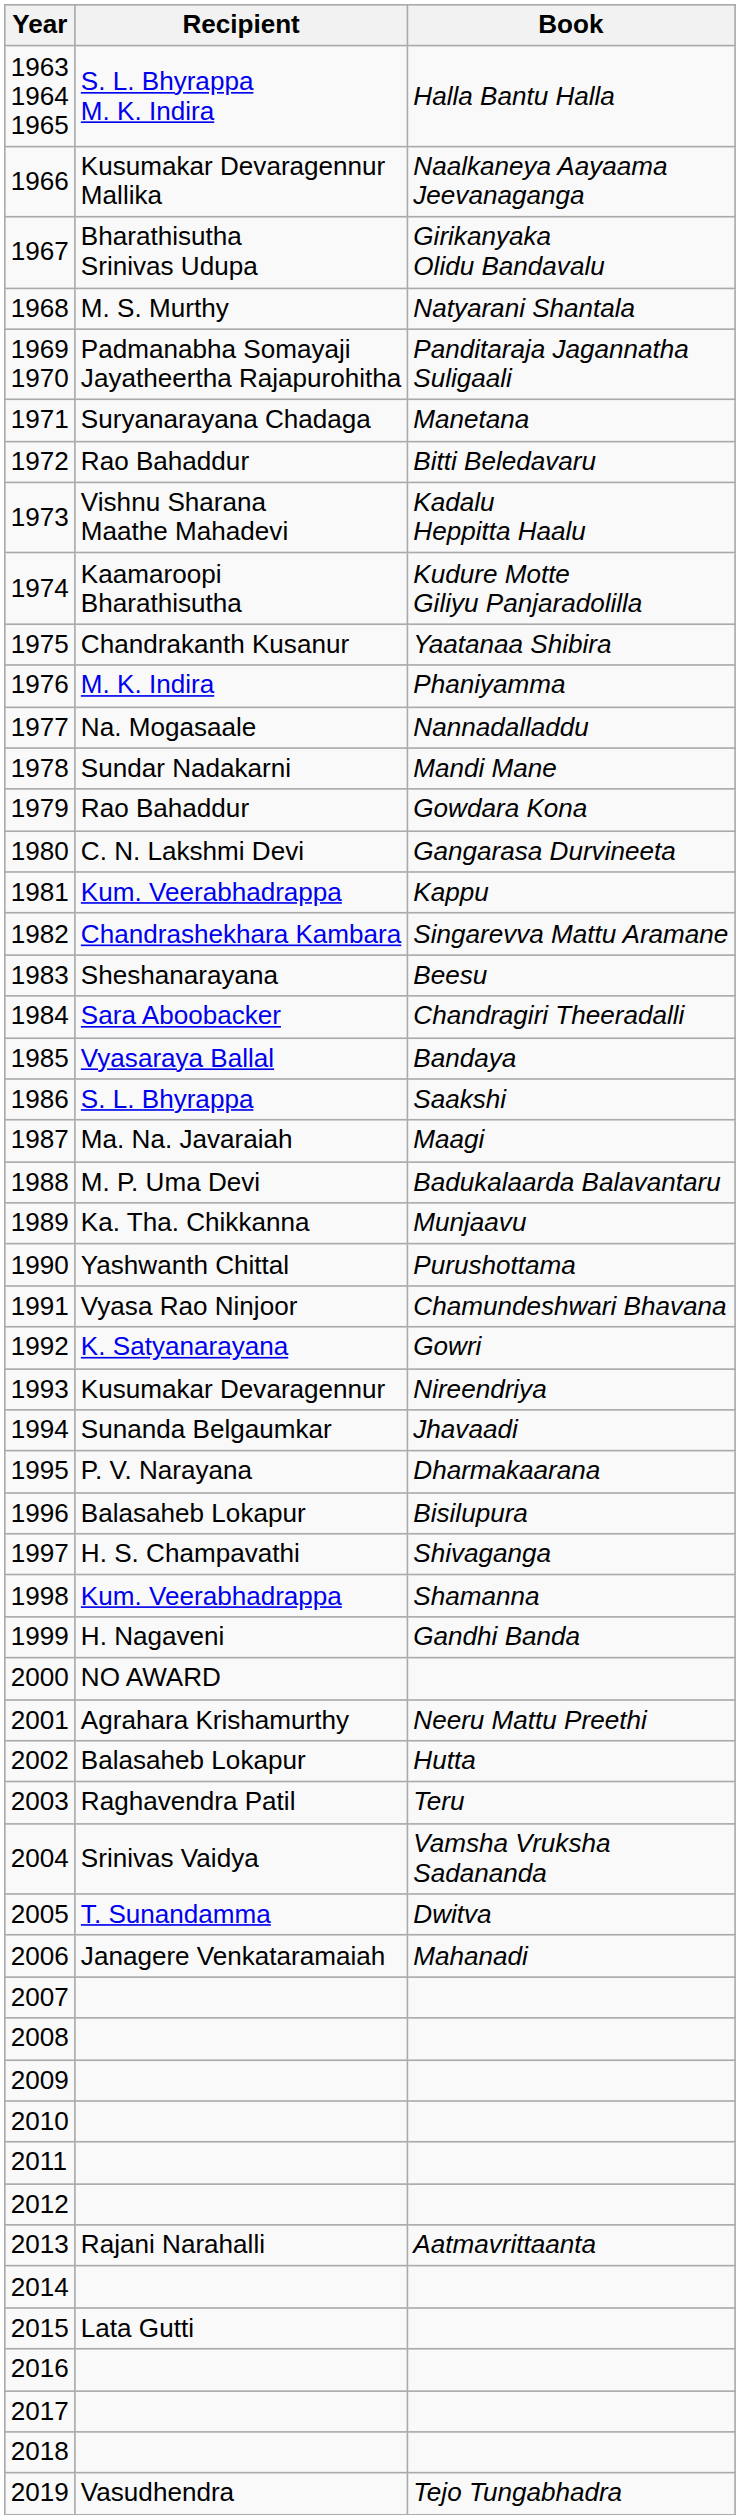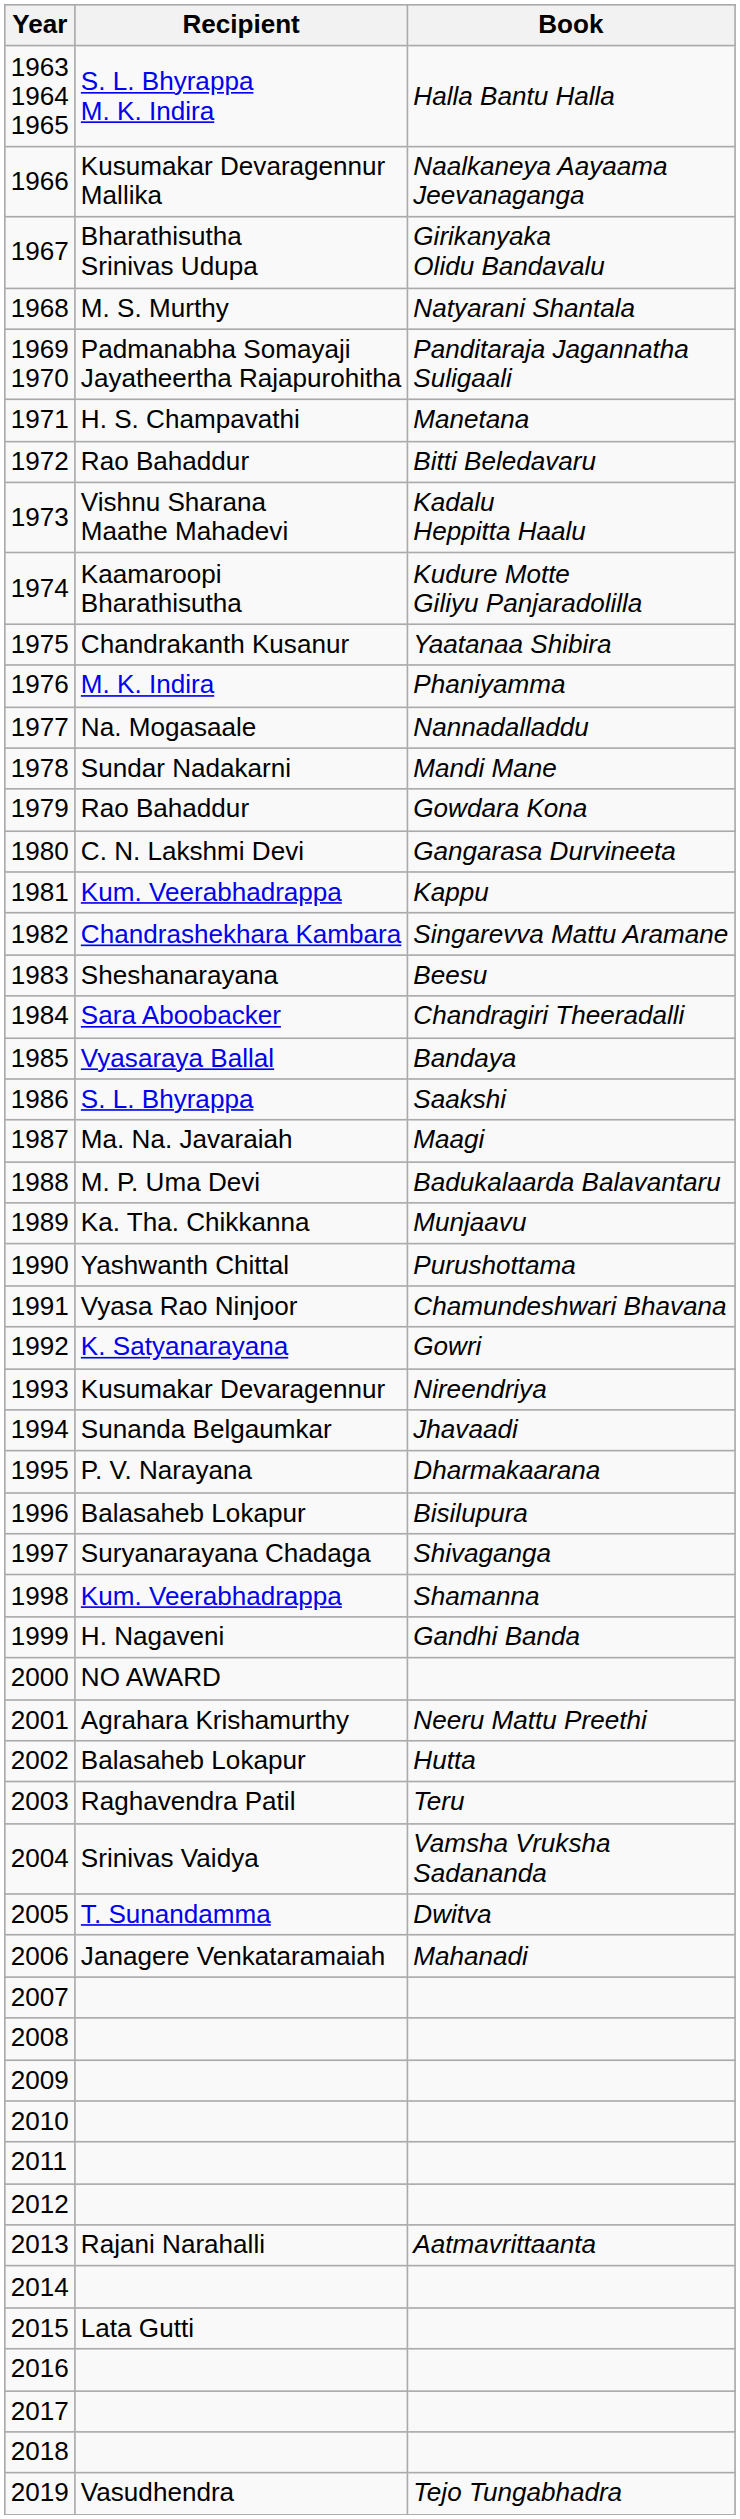(226, 420) Suryanarayana Chadaga -> (190, 420) H. S. Champavathi
(190, 1554) H. S. Champavathi -> (226, 1554) Suryanarayana Chadaga
